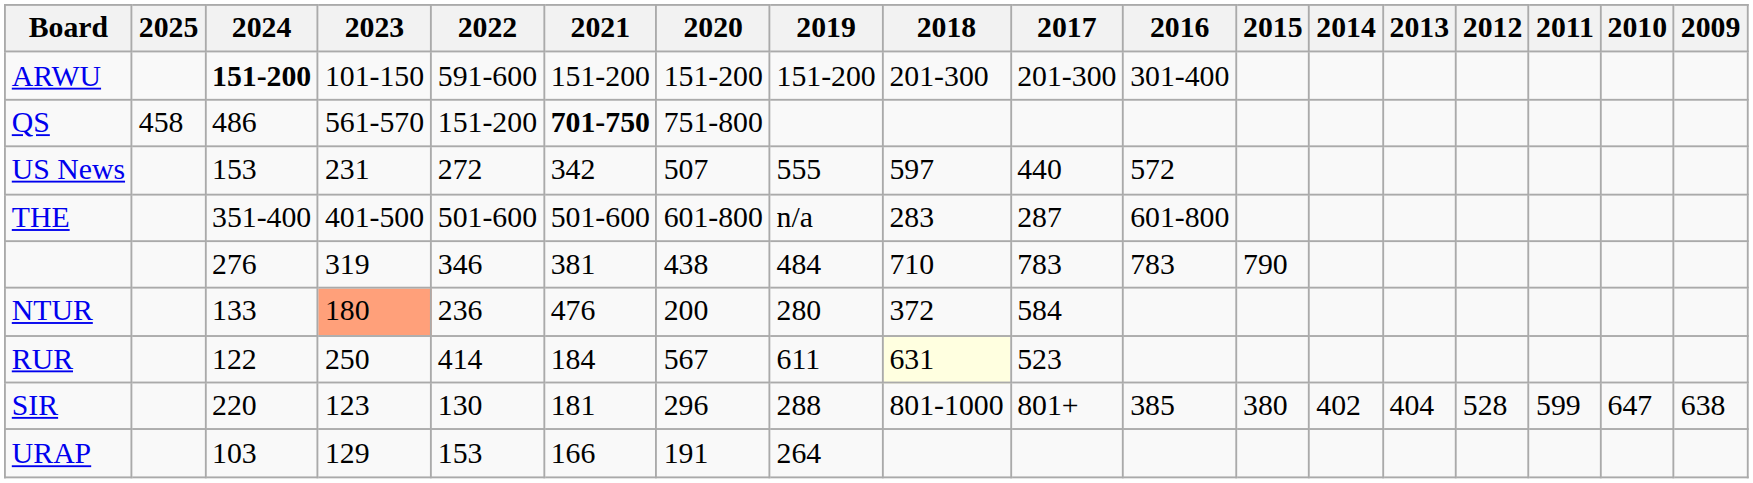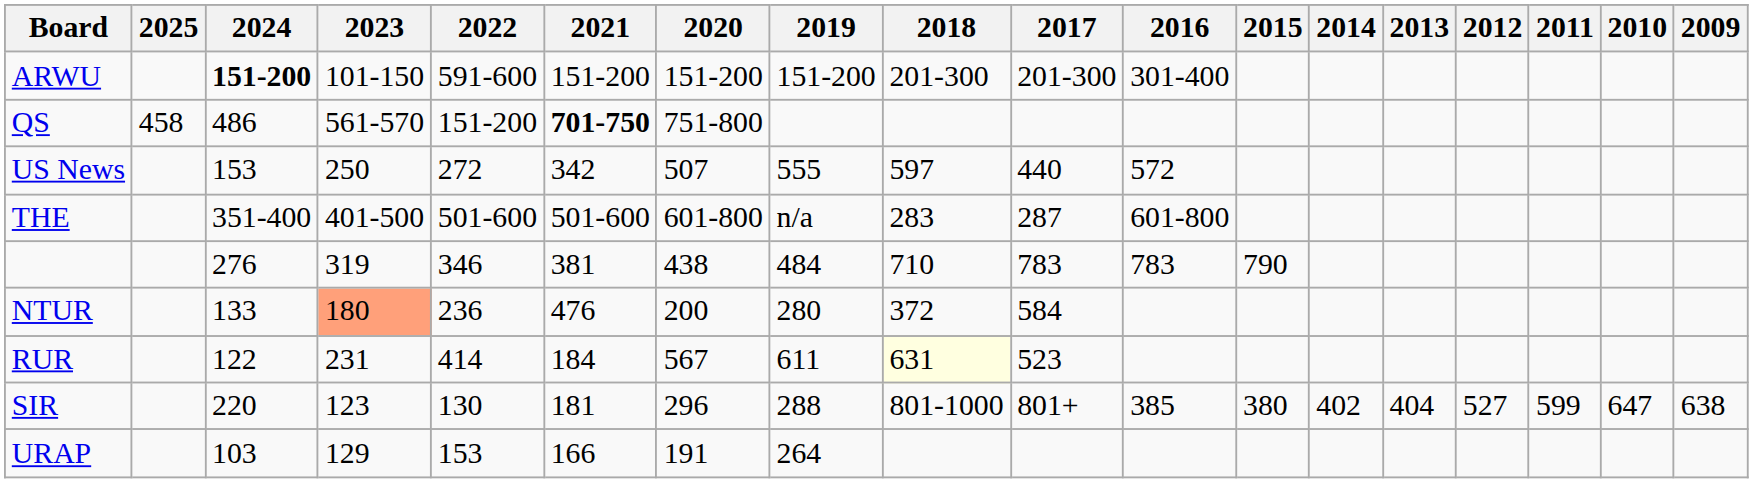(347, 169) 231 -> (347, 169) 250
(347, 358) 250 -> (347, 358) 231
(1485, 405) 528 -> (1485, 405) 527
